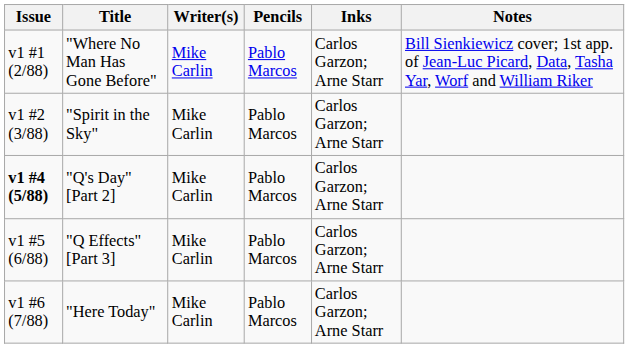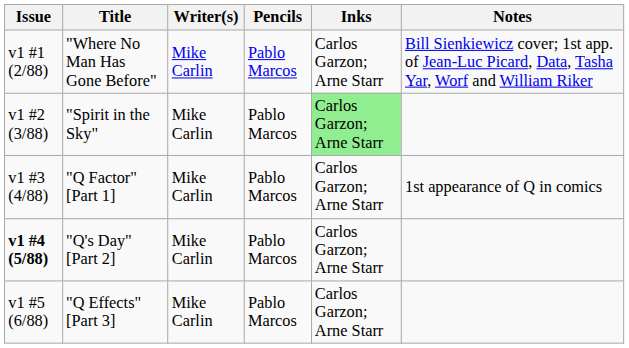(349, 124) no background -> (349, 124) lightgreen background
+ row: (101, 186)
- row: (111, 312)
